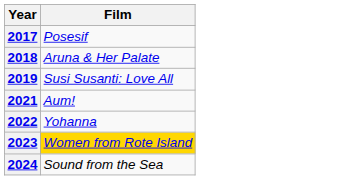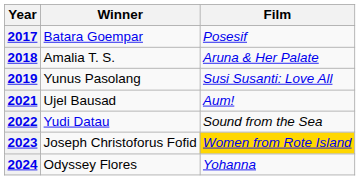+ column: (120, 15)
(70, 121) Yohanna -> (263, 121) Sound from the Sea
(103, 164) Sound from the Sea -> (229, 164) Yohanna
